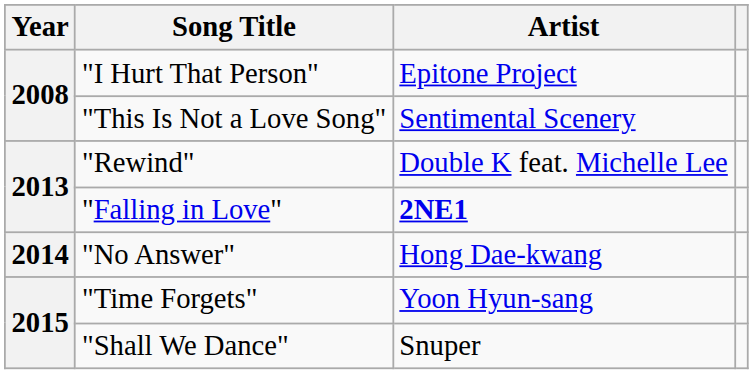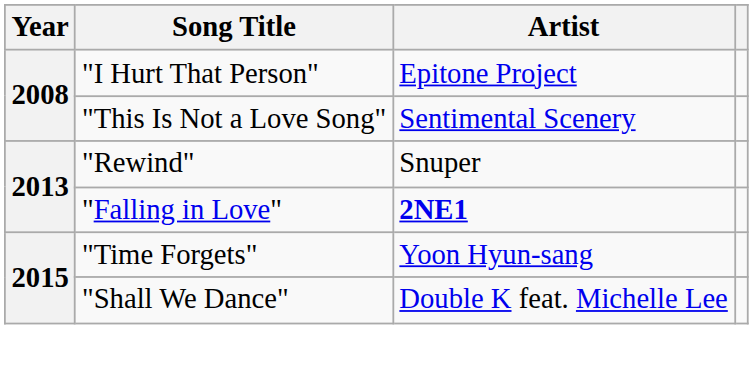(564, 163) Double K feat. Michelle Lee -> (440, 163) Snuper
- row: (158, 254)
(440, 345) Snuper -> (564, 299) Double K feat. Michelle Lee
